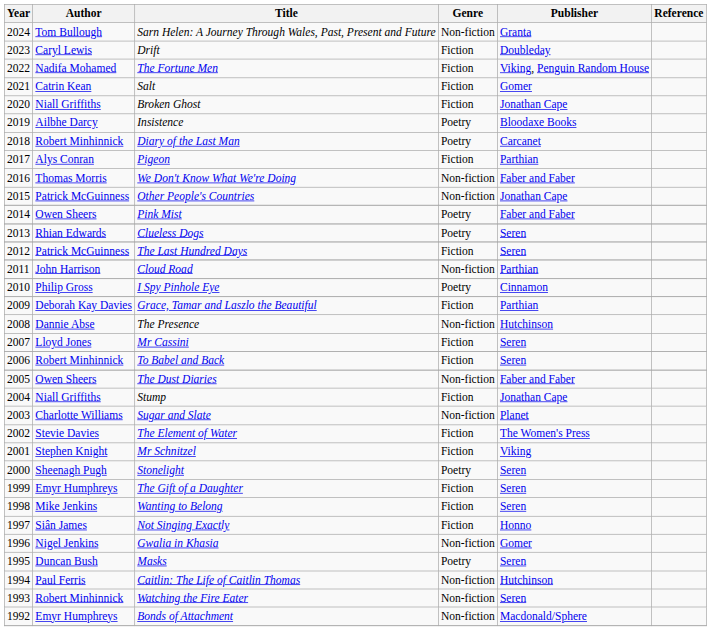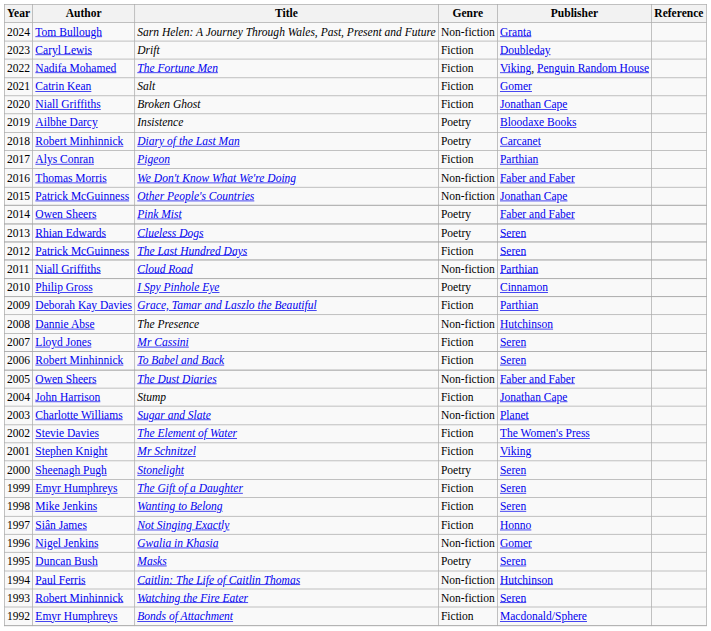(68, 269) John Harrison -> (68, 269) Niall Griffiths
(68, 397) Niall Griffiths -> (68, 397) John Harrison
(468, 616) Non-fiction -> (457, 616) Fiction
